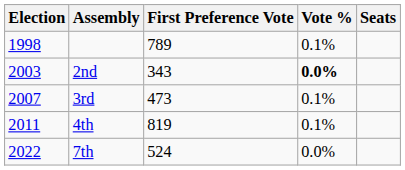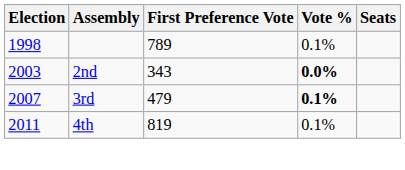(159, 98) 473 -> (159, 98) 479
(318, 98) normal -> (319, 98) bold
- row: (83, 152)
